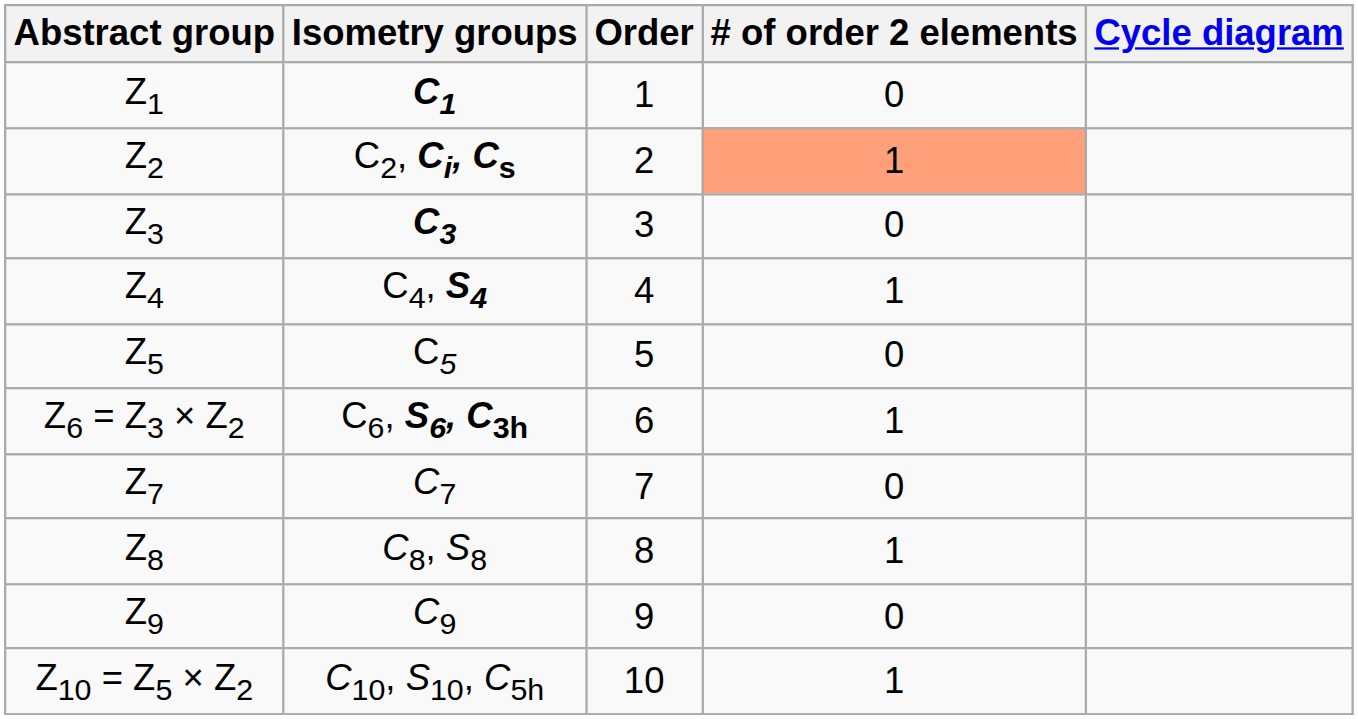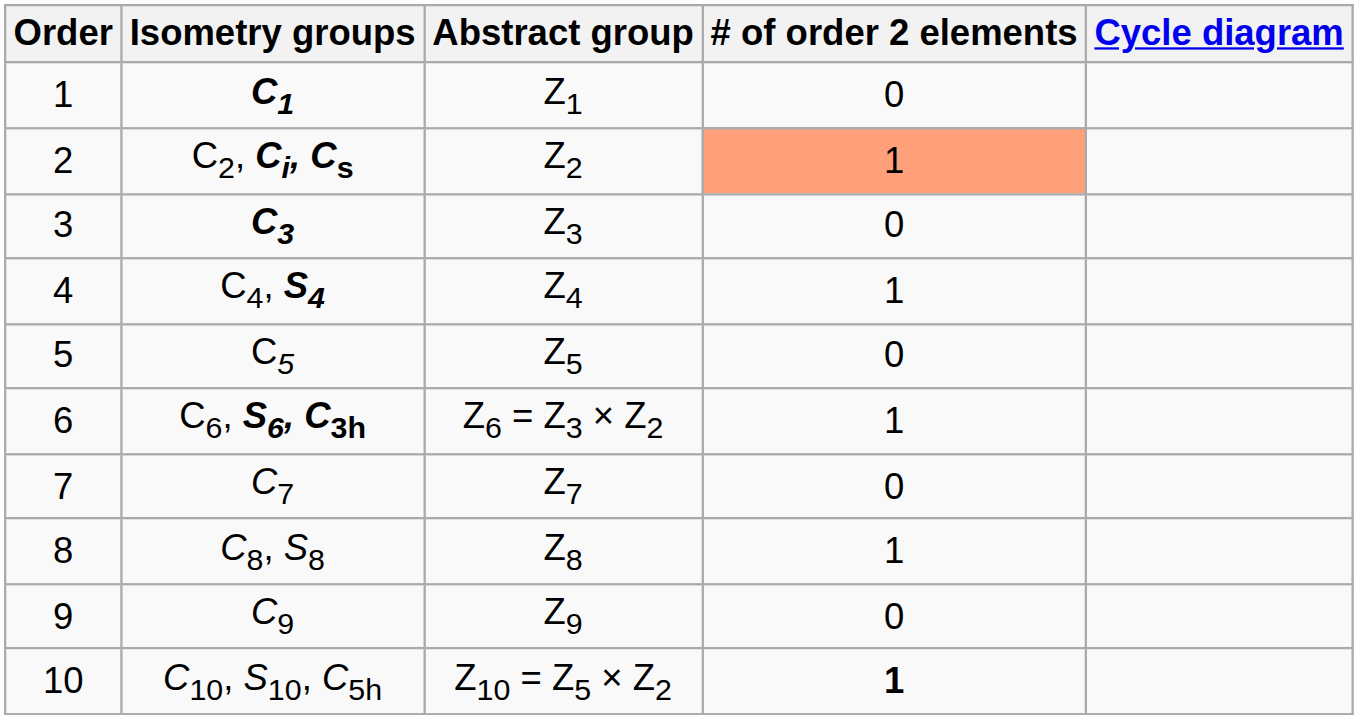columns swapped: (644, 33) <-> (144, 33)
(894, 681) normal -> (894, 681) bold
